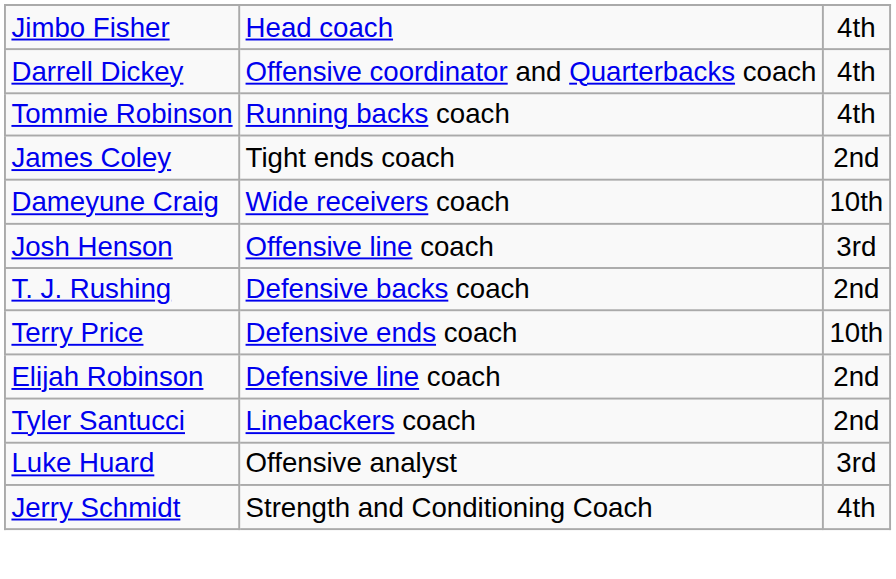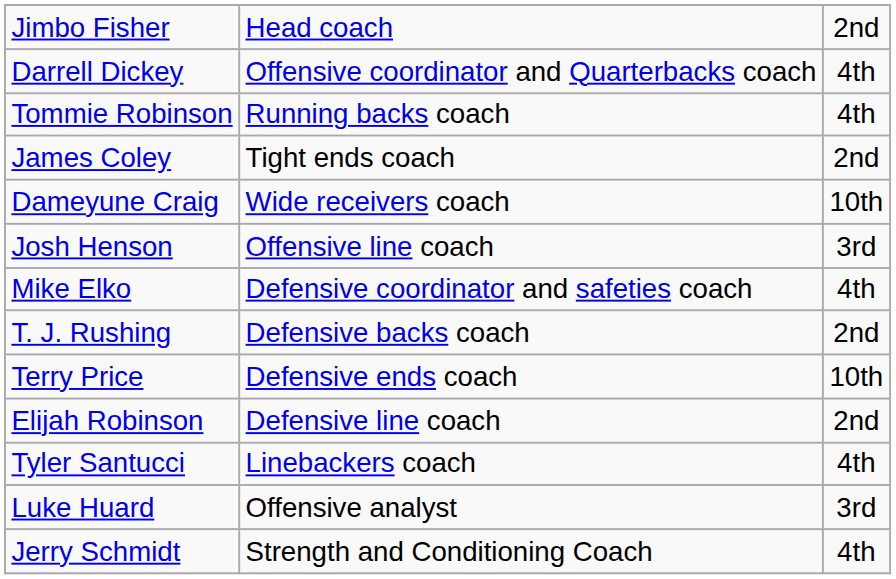(856, 27) 4th -> (856, 27) 2nd
+ row: (71, 289)
(856, 420) 2nd -> (856, 464) 4th
